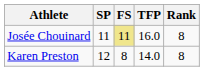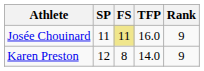(181, 35) 8 -> (181, 35) 9
(181, 56) 8 -> (181, 56) 9
